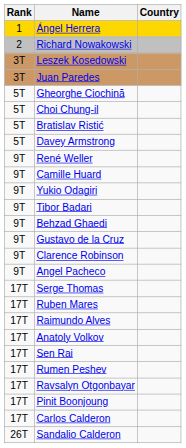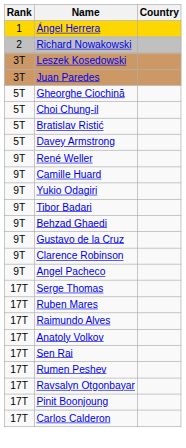- row: (79, 434)
